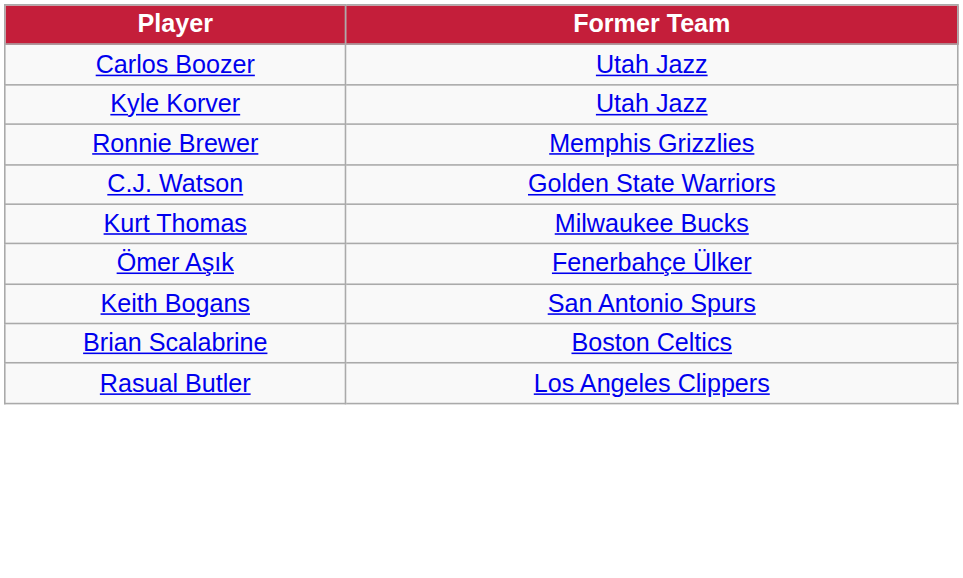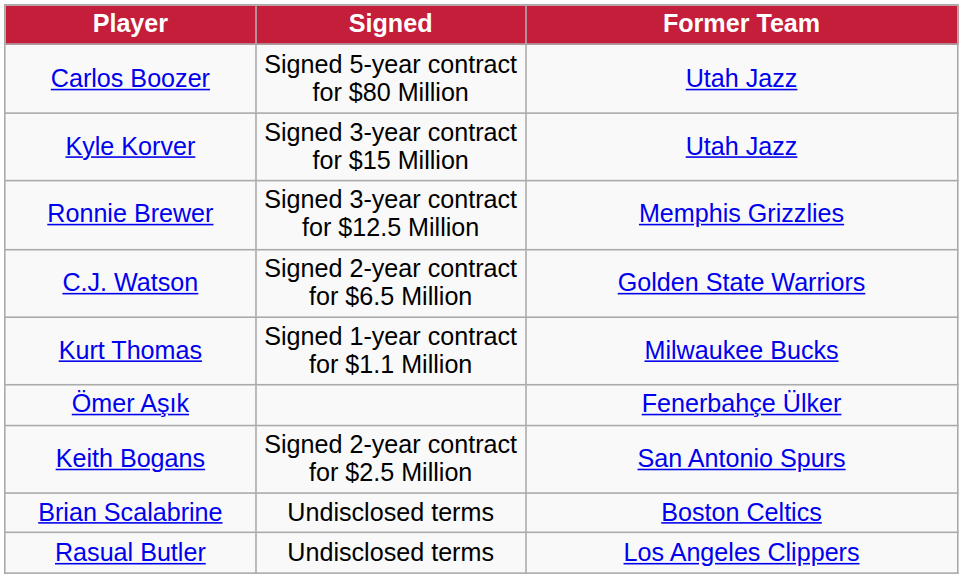+ column: (391, 24)
